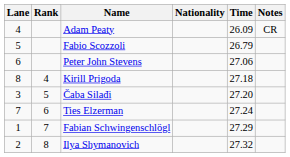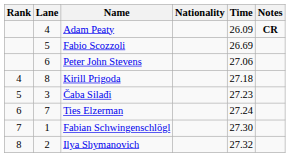columns swapped: (46, 12) <-> (18, 12)
(270, 29) normal -> (270, 29) bold
(241, 45) 26.79 -> (241, 45) 26.69
(241, 95) 27.20 -> (241, 95) 27.23
(241, 128) 27.29 -> (241, 128) 27.30
